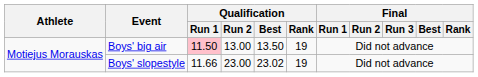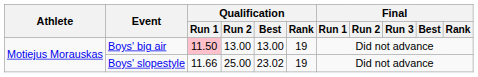(270, 46) 13.50 -> (270, 46) 13.00
(237, 64) 23.00 -> (237, 64) 25.00
